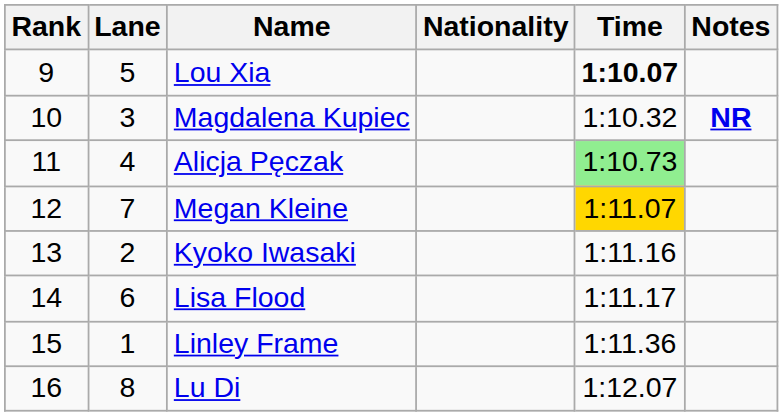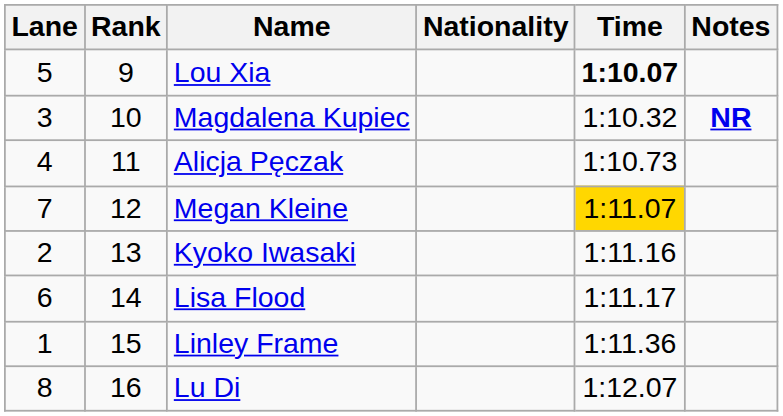columns swapped: (46, 27) <-> (127, 27)
(630, 162) lightgreen background -> (630, 162) no background
